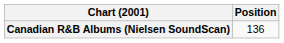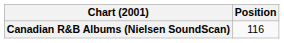(256, 29) 136 -> (256, 29) 116
